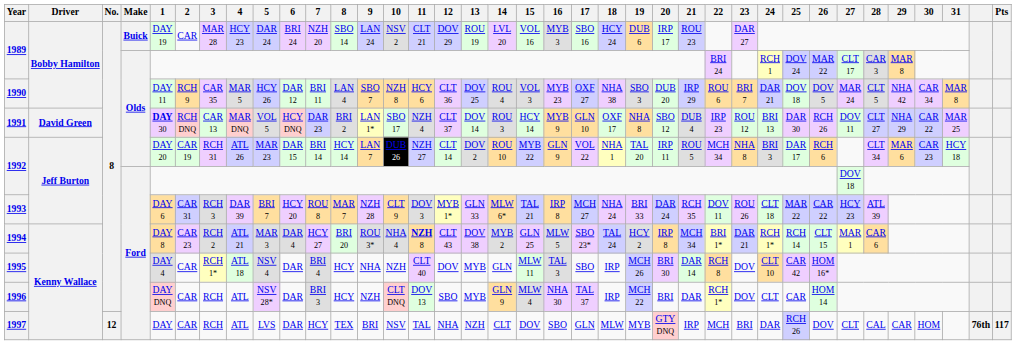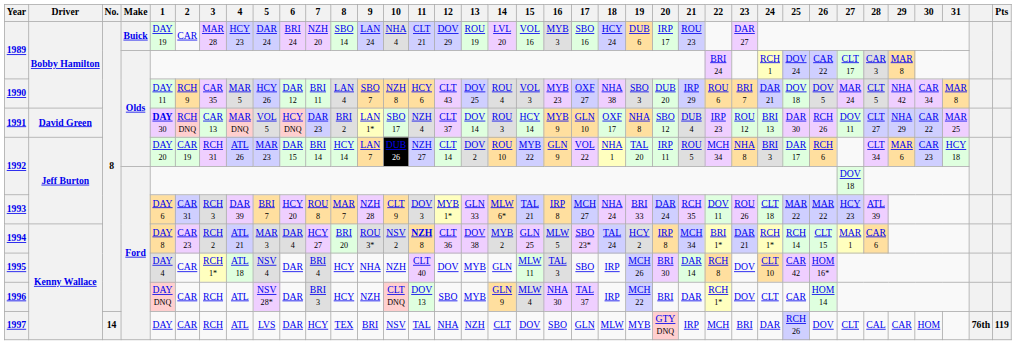(396, 35) NSV 2 -> (396, 35) NHA 4
(823, 64) MAR 22 -> (823, 64) CAR 22
(448, 93) CLT 36 -> (448, 93) CLT 43
(823, 209) CAR 22 -> (823, 209) MAR 22
(396, 238) NHA 4 -> (396, 238) NSV 2
(448, 238) CLT 43 -> (448, 238) CLT 36
(112, 325) 12 -> (112, 325) 14
(1002, 325) 117 -> (1002, 325) 119
